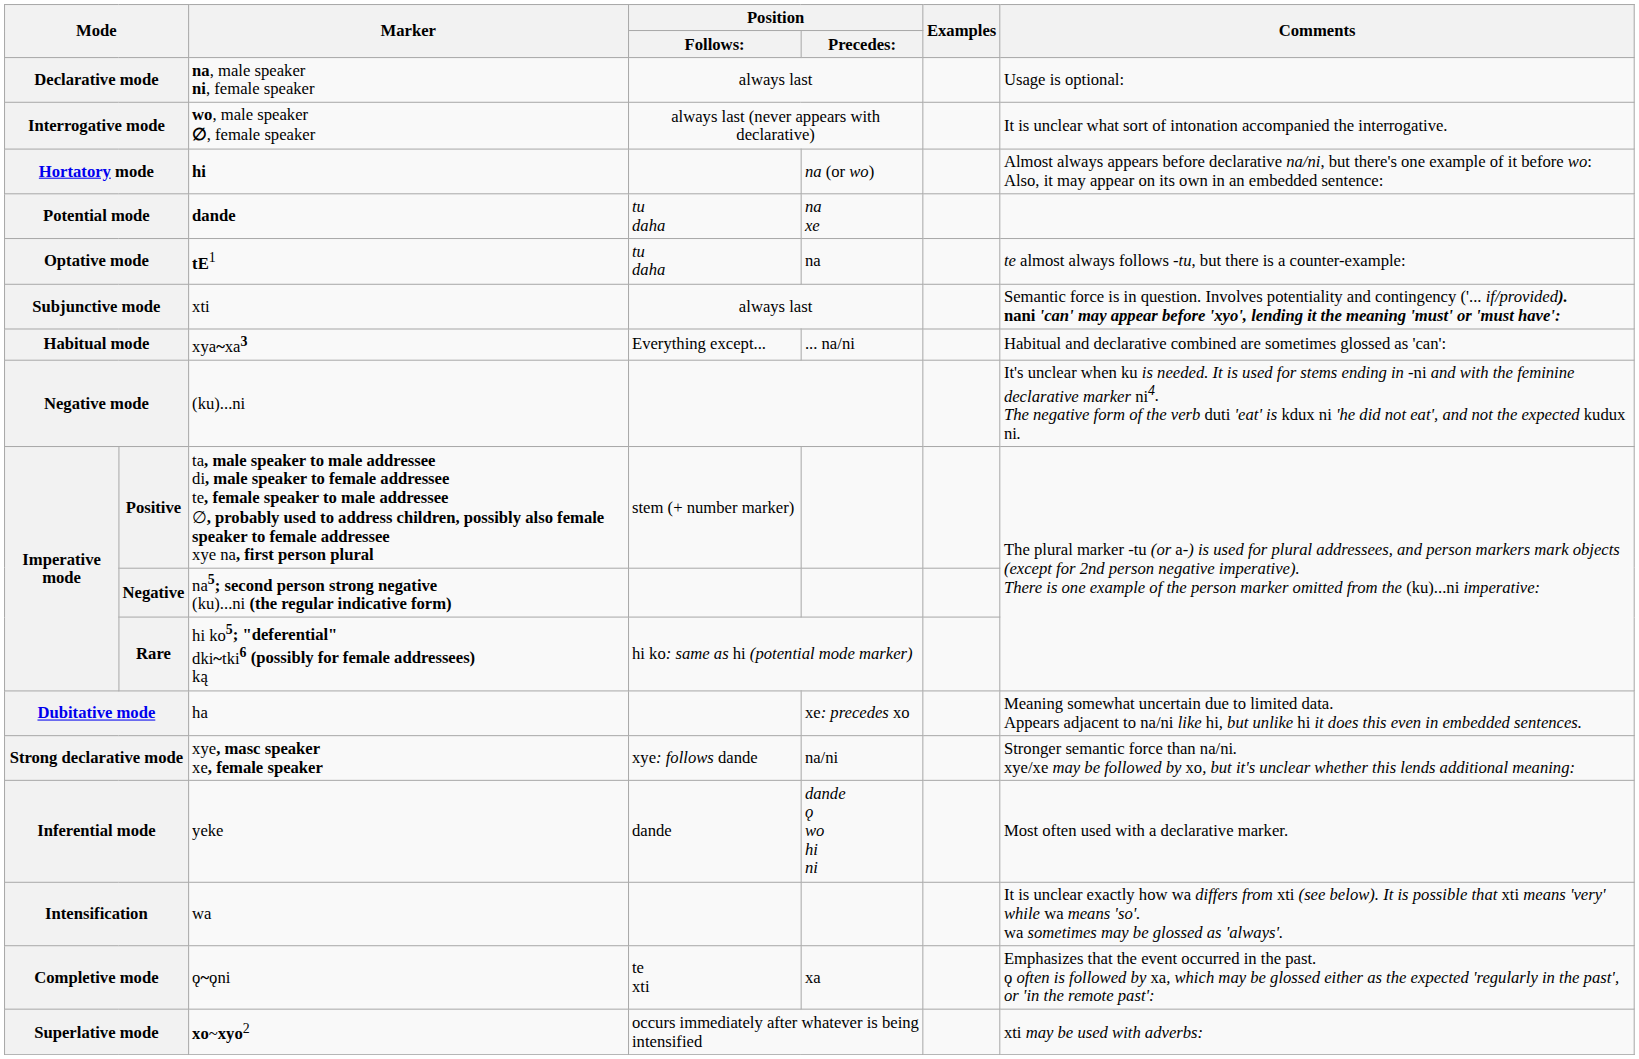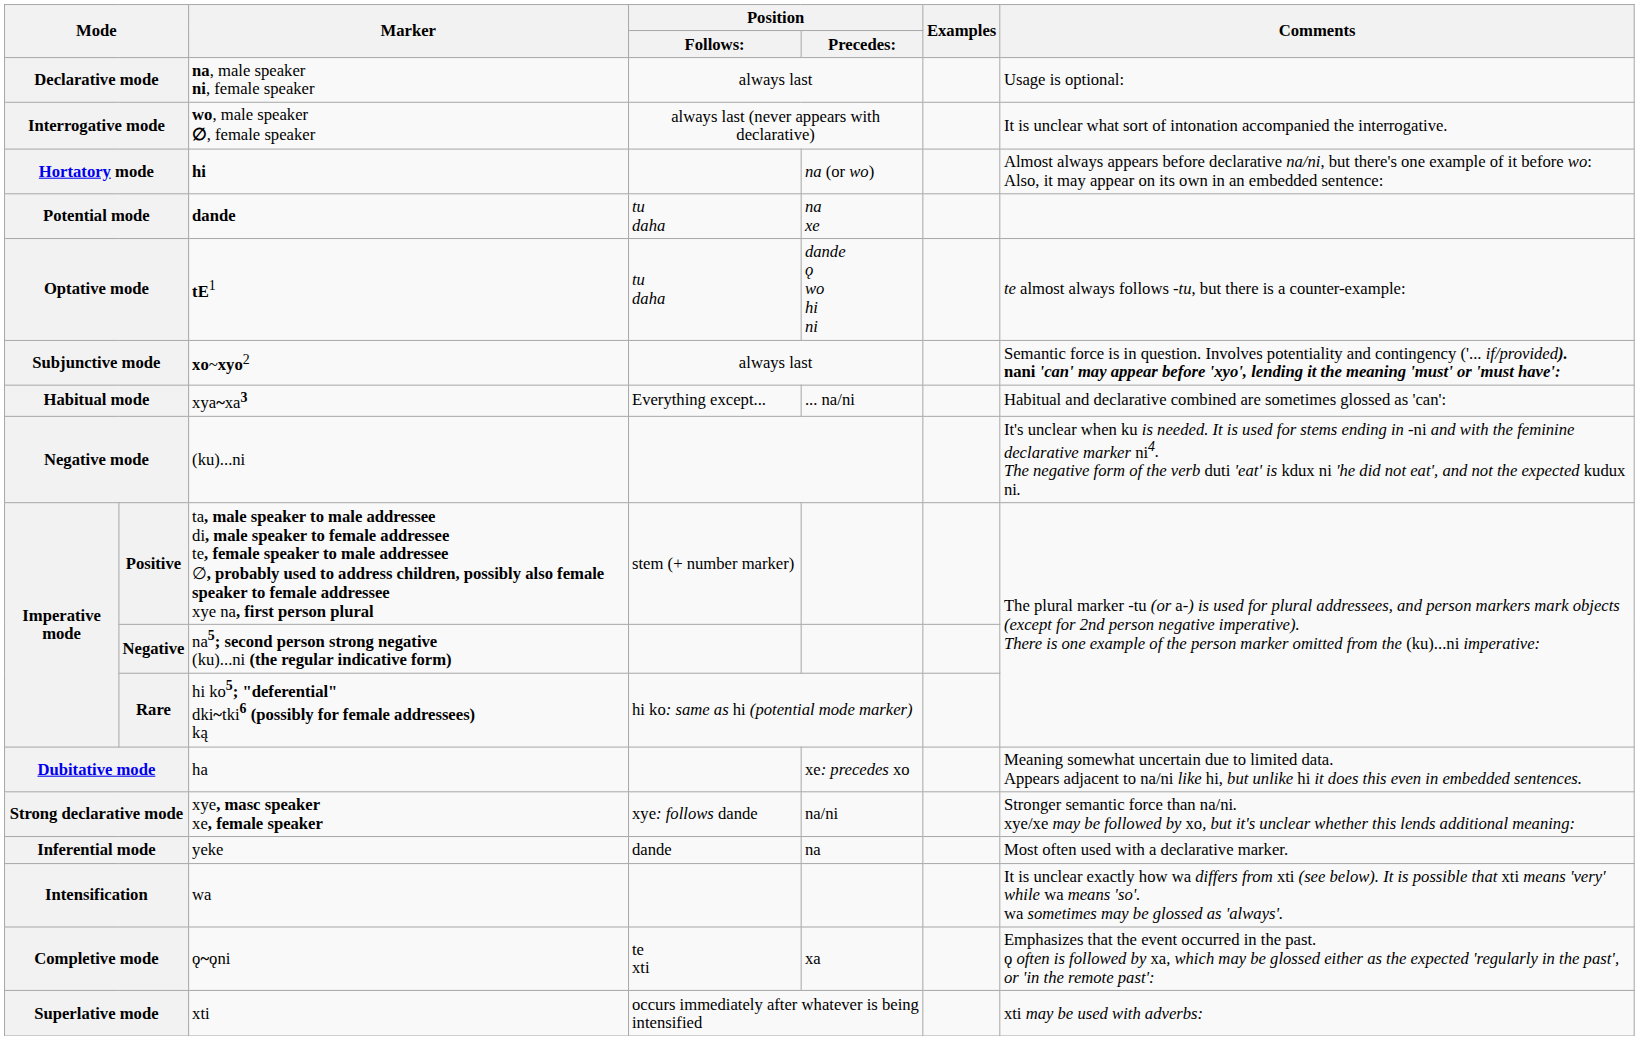(813, 261) na -> (825, 289) dande ǫ wo hi ni
(201, 306) xti -> (221, 362) xo~xyo2
(825, 831) dande ǫ wo hi ni -> (813, 849) na
(221, 1032) xo~xyo2 -> (201, 1013) xti
